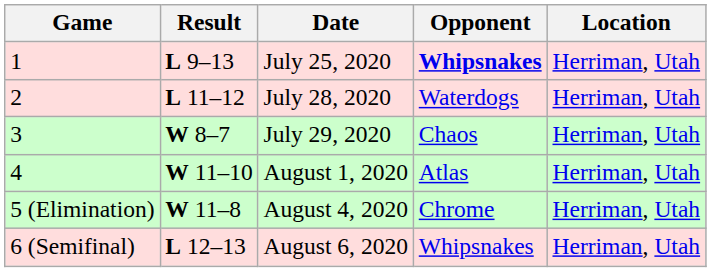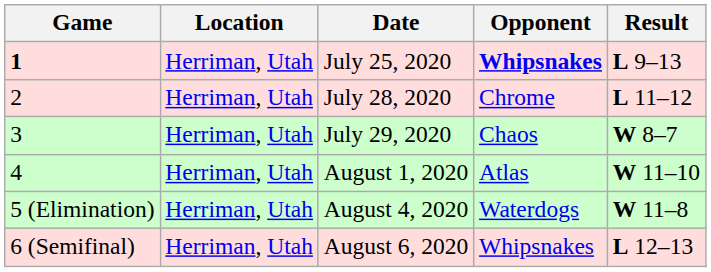columns swapped: (626, 23) <-> (209, 23)
(16, 60) normal -> (16, 60) bold
(469, 97) Waterdogs -> (517, 97) Chrome
(457, 209) Chrome -> (529, 209) Waterdogs
